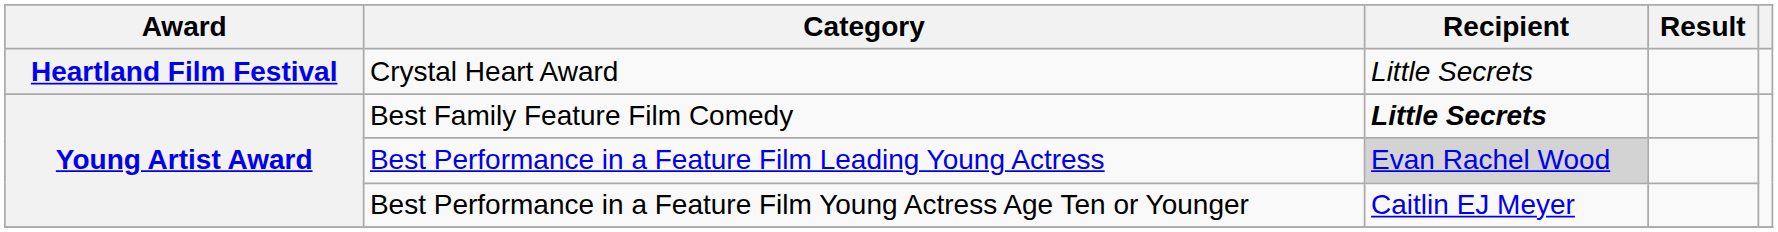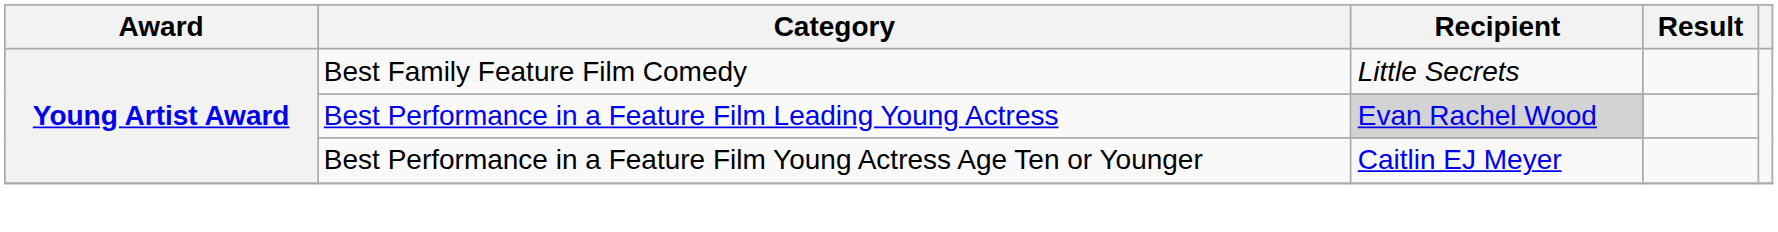- row: (494, 71)
(1459, 115) bold -> (1439, 71) normal
